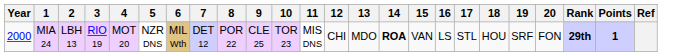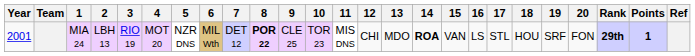+ column: (50, 13)
(19, 37) 2000 -> (19, 37) 2001
(231, 37) normal -> (264, 37) bold
